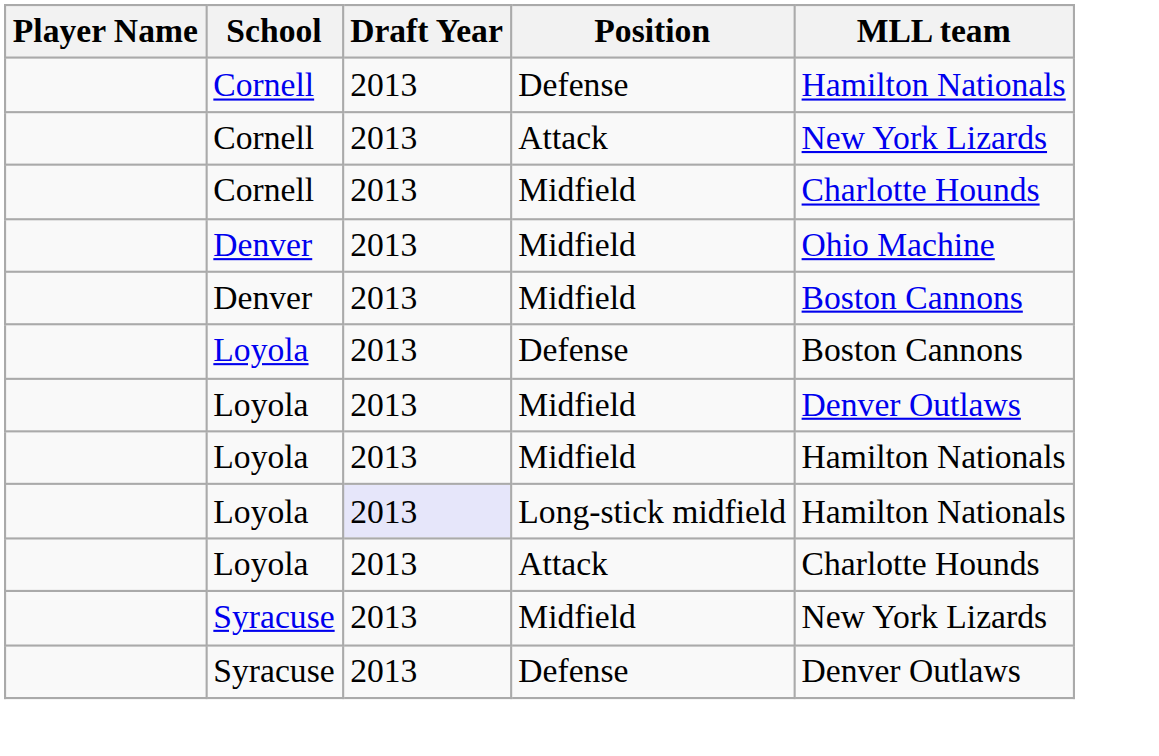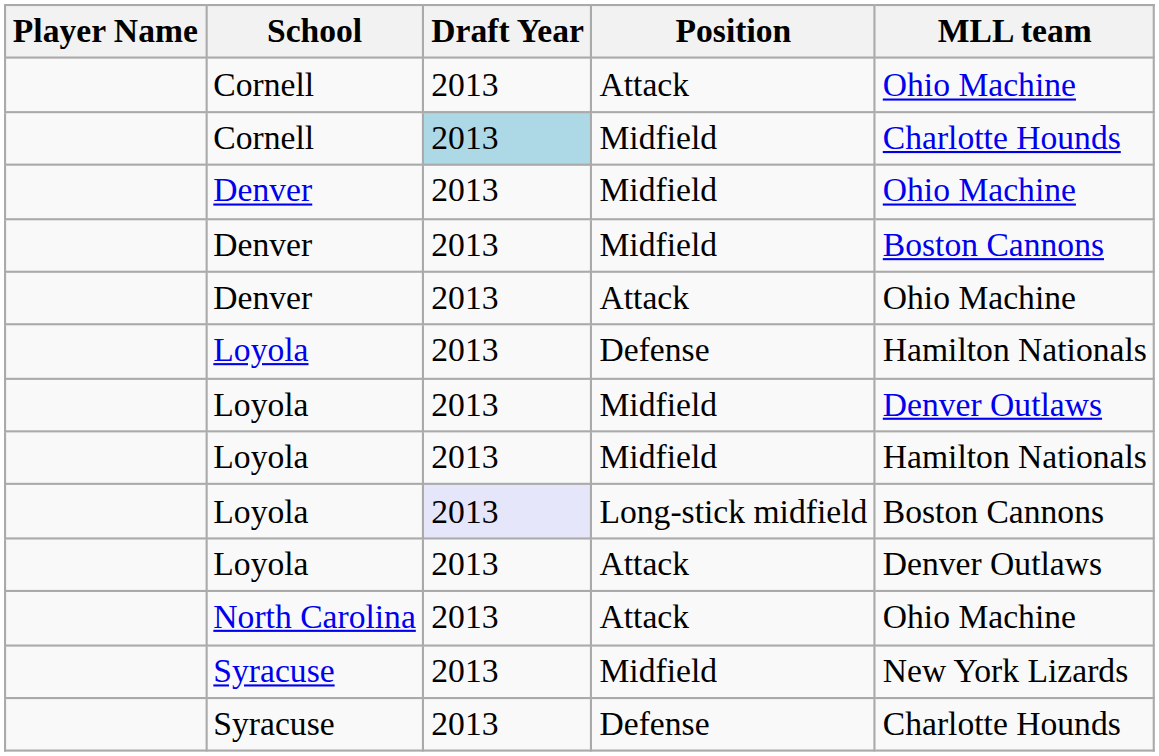- row: (264, 84)
(924, 137) New York Lizards -> (979, 84) Ohio Machine
(384, 191) no background -> (465, 137) lightblue background
+ row: (263, 297)
(912, 350) Boston Cannons -> (1015, 350) Hamilton Nationals
(934, 510) Hamilton Nationals -> (993, 510) Boston Cannons
(921, 564) Charlotte Hounds -> (992, 564) Denver Outlaws
+ row: (315, 617)
(911, 670) Denver Outlaws -> (1002, 723) Charlotte Hounds
